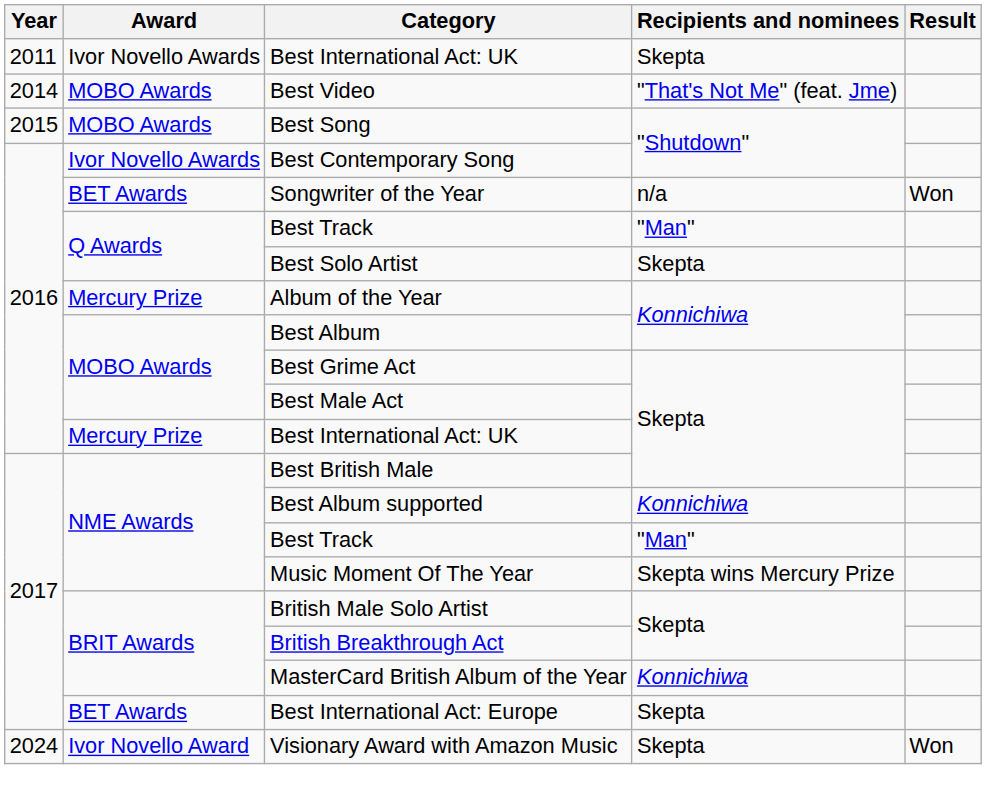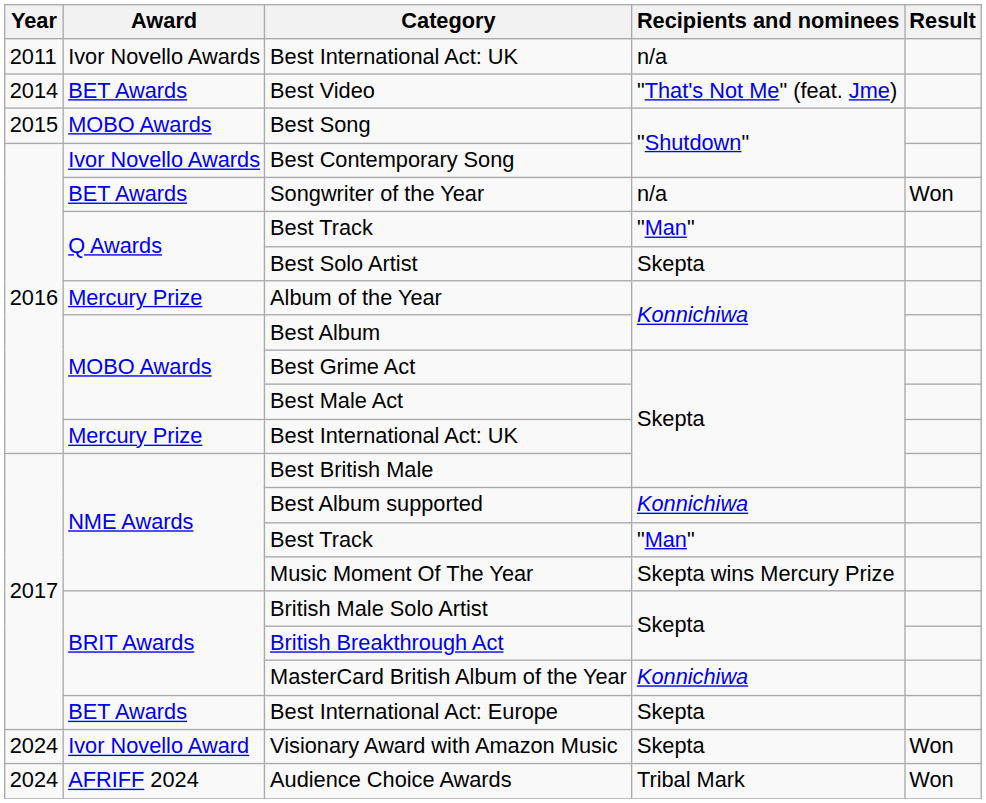(671, 56) Skepta -> (652, 56) n/a
(140, 90) MOBO Awards -> (128, 90) BET Awards
+ row: (34, 780)
